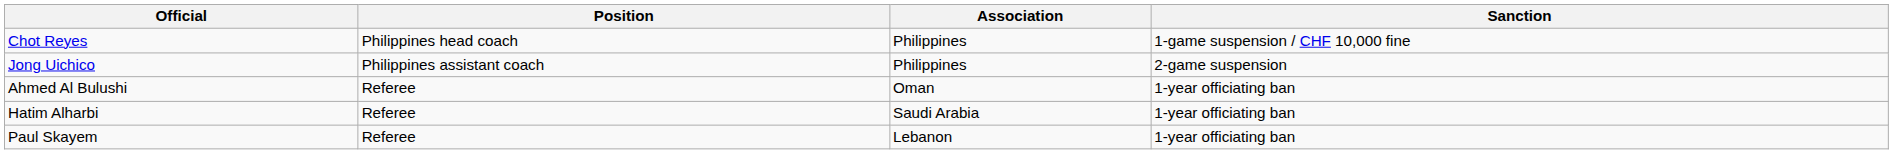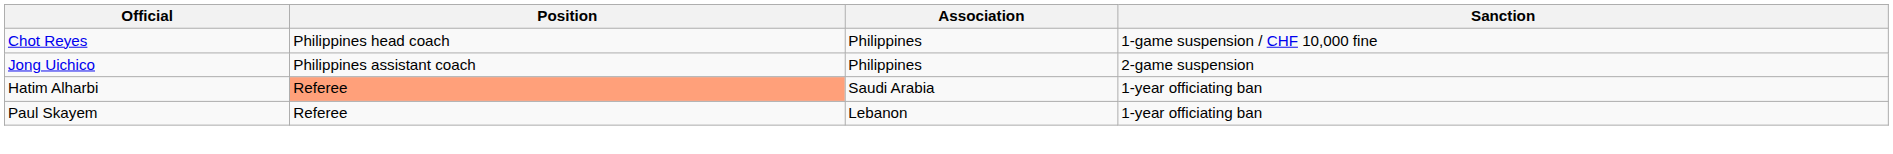- row: (68, 88)
(389, 112) no background -> (320, 88) lightsalmon background
